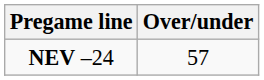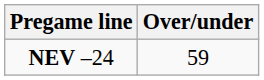(198, 57) 57 -> (198, 57) 59
